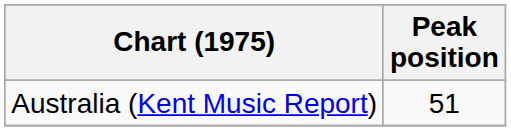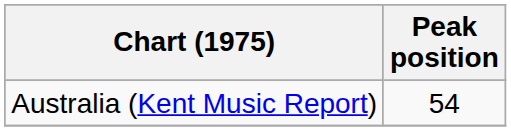(444, 102) 51 -> (444, 102) 54
